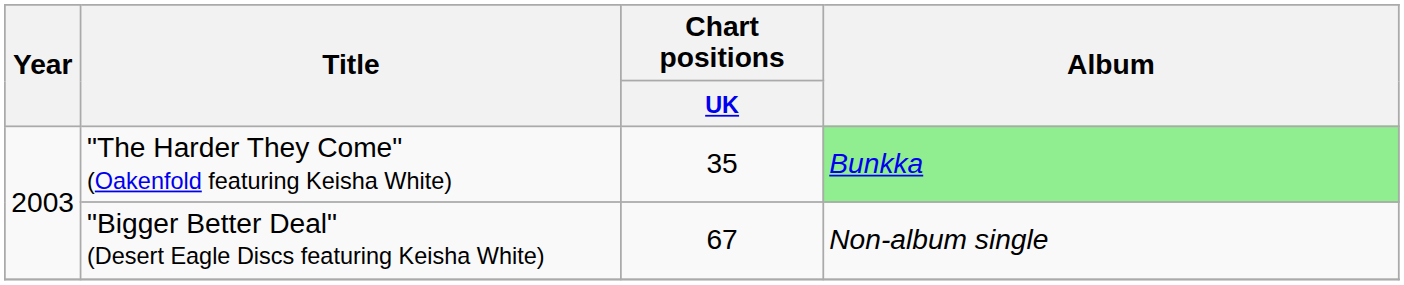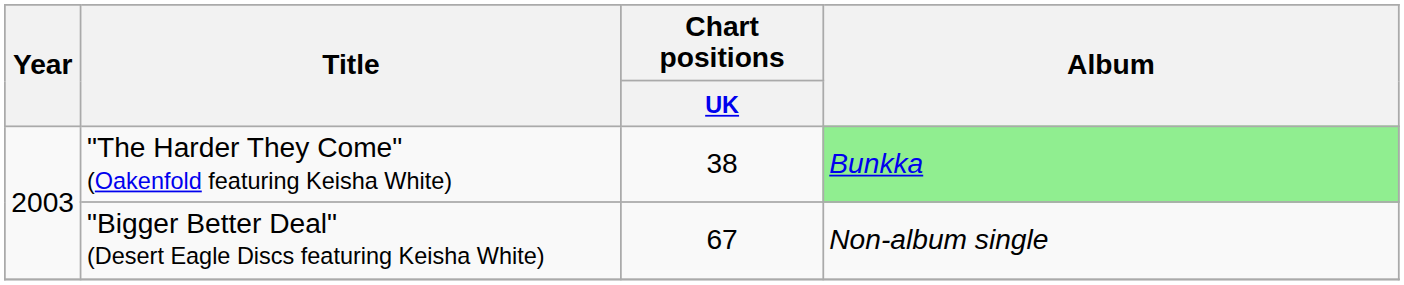(722, 163) 35 -> (722, 163) 38
